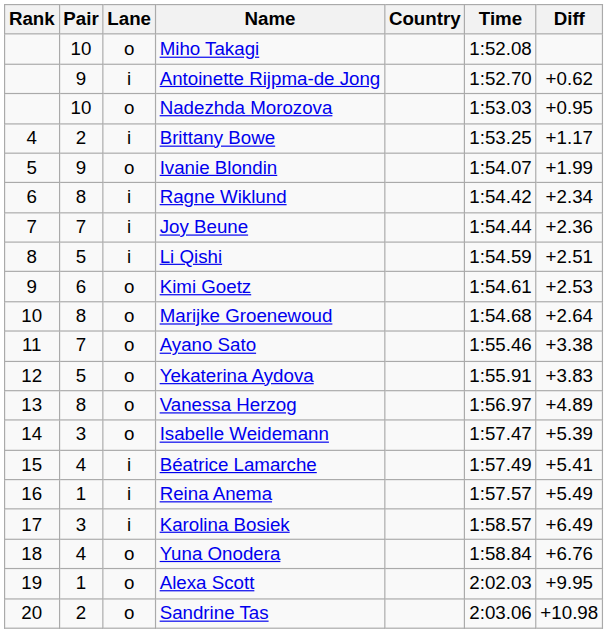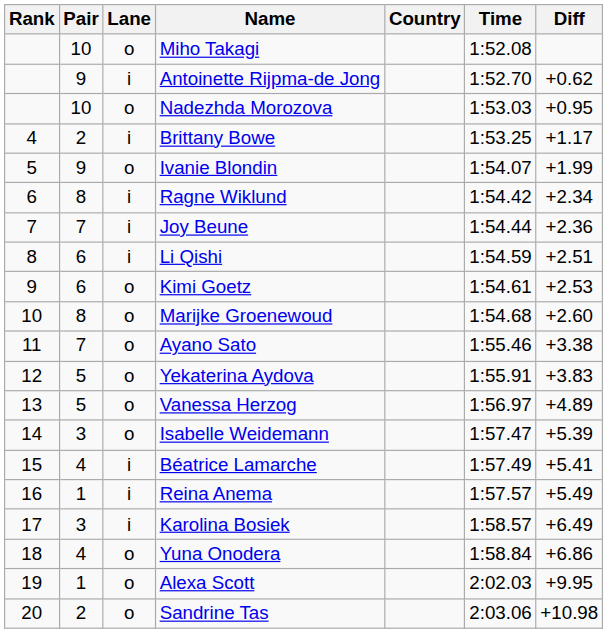(81, 256) 5 -> (81, 256) 6
(569, 316) +2.64 -> (569, 316) +2.60
(81, 405) 8 -> (81, 405) 5
(569, 553) +6.76 -> (569, 553) +6.86
